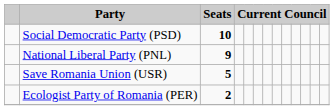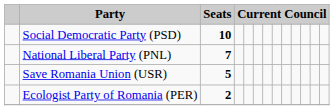(228, 54) 9 -> (228, 54) 7
